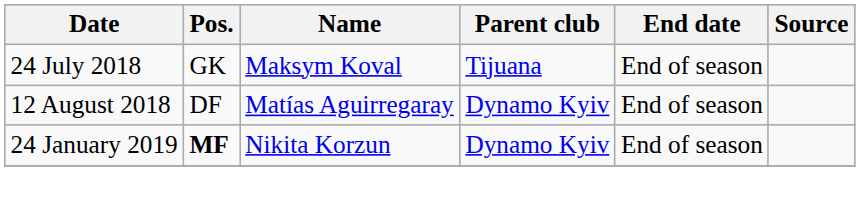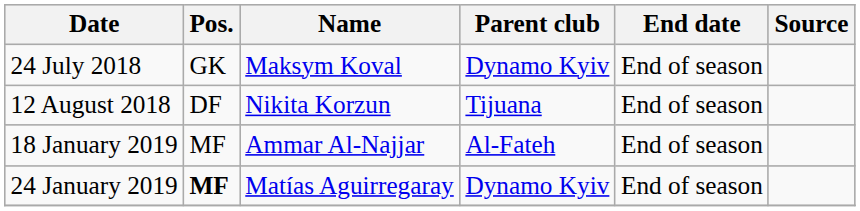(504, 64) Tijuana -> (537, 64) Dynamo Kyiv
(350, 104) Matías Aguirregaray -> (318, 104) Nikita Korzun
(537, 104) Dynamo Kyiv -> (504, 104) Tijuana
+ row: (94, 144)
(318, 144) Nikita Korzun -> (350, 184) Matías Aguirregaray
